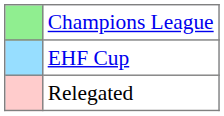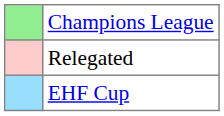rows swapped: (88, 57) <-> (91, 92)
